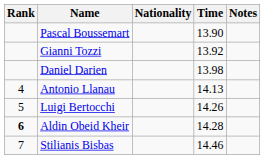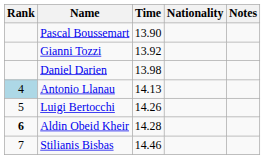columns swapped: (163, 13) <-> (210, 13)
(21, 88) no background -> (21, 88) lightblue background
